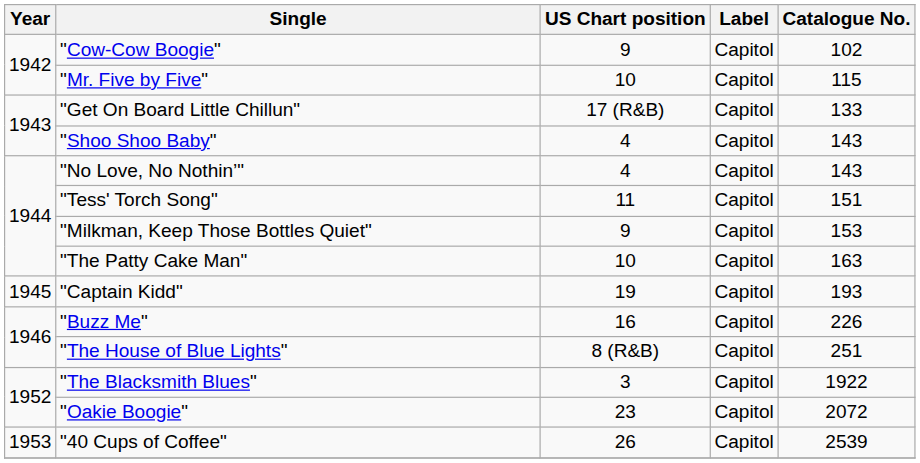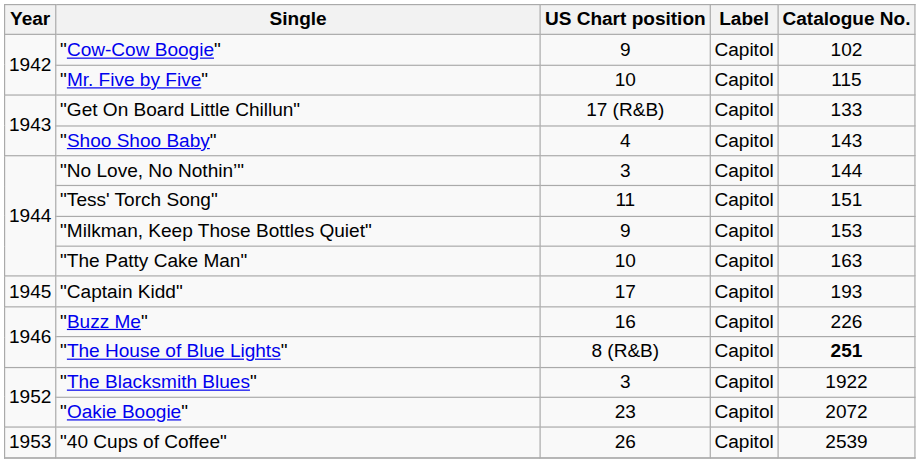(625, 170) 4 -> (625, 170) 3
(846, 170) 143 -> (846, 170) 144
(625, 291) 19 -> (625, 291) 17
(846, 351) normal -> (846, 351) bold
